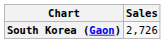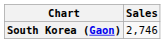(142, 30) 2,726 -> (142, 30) 2,746
